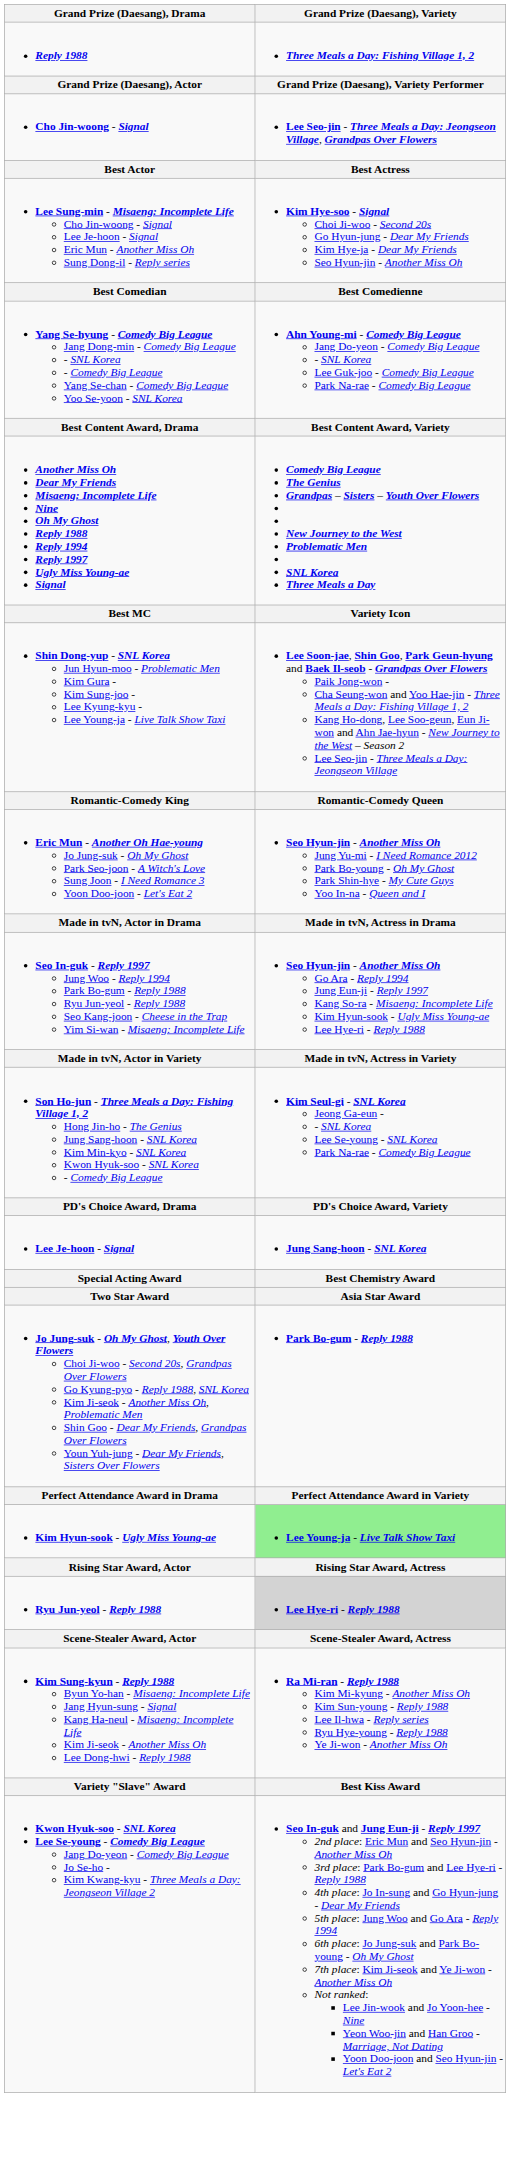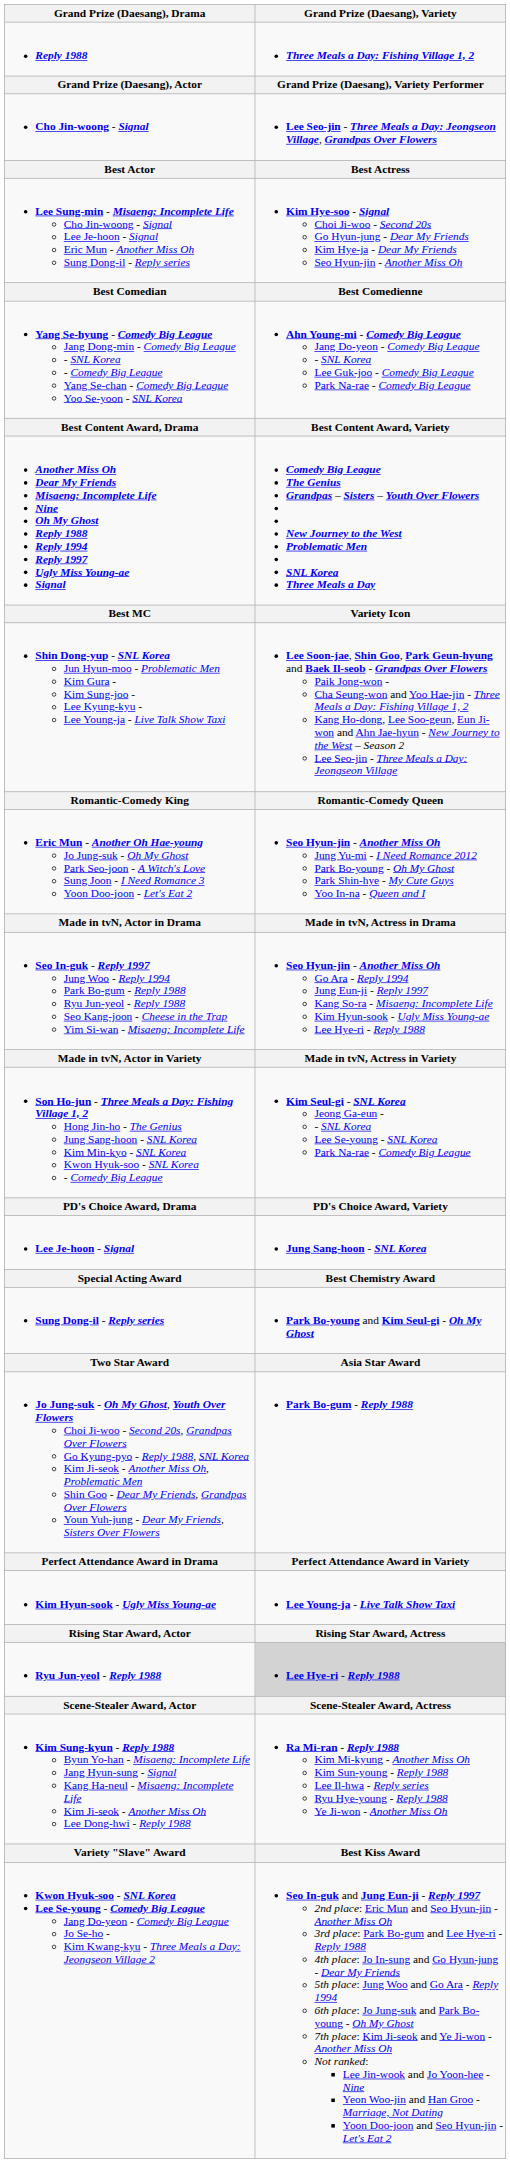+ row: (130, 1320)
(380, 1538) lightgreen background -> (380, 1604) no background
